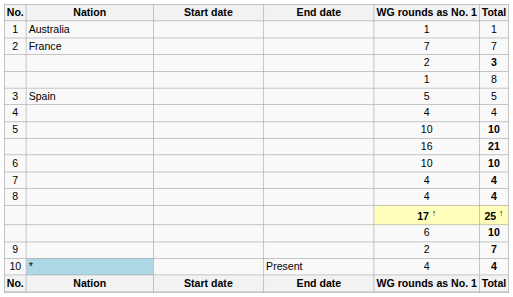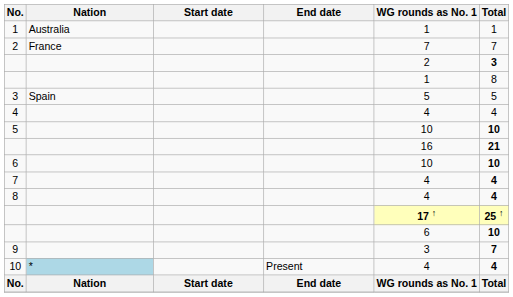(427, 250) 2 -> (427, 250) 3
